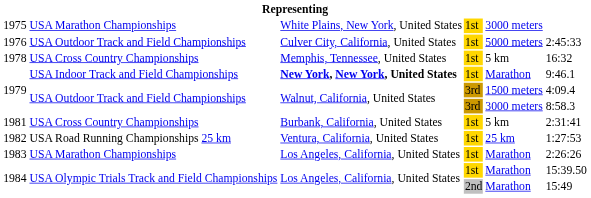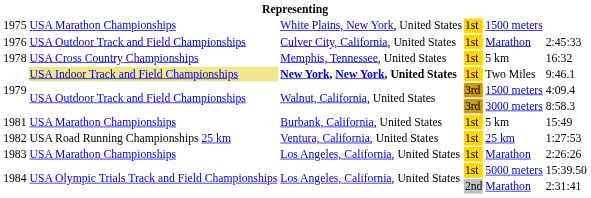(514, 25) 3000 meters -> (514, 25) 1500 meters
(514, 42) 5000 meters -> (508, 42) Marathon
(134, 74) no background -> (134, 74) khaki background
(508, 74) Marathon -> (510, 74) Two Miles
(114, 122) USA Cross Country Championships -> (103, 122) USA Marathon Championships
(564, 122) 2:31:41 -> (559, 122) 15:49
(508, 170) Marathon -> (514, 170) 5000 meters
(559, 186) 15:49 -> (564, 186) 2:31:41
